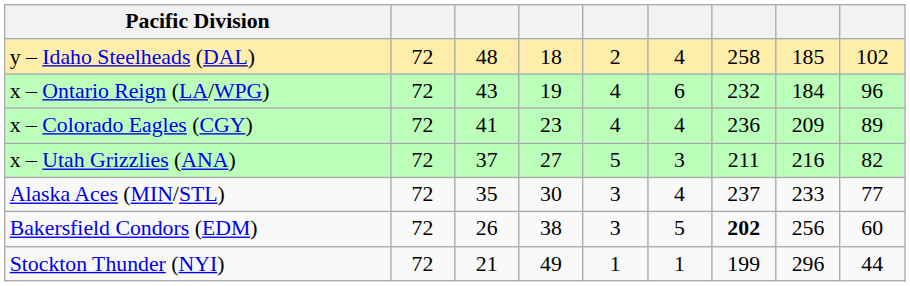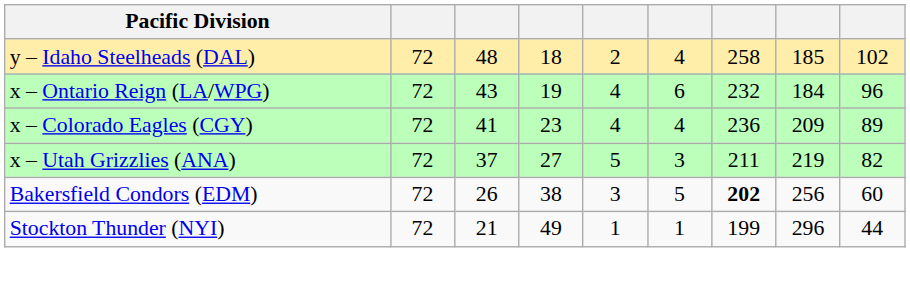(808, 159) 216 -> (808, 159) 219
- row: (117, 194)
